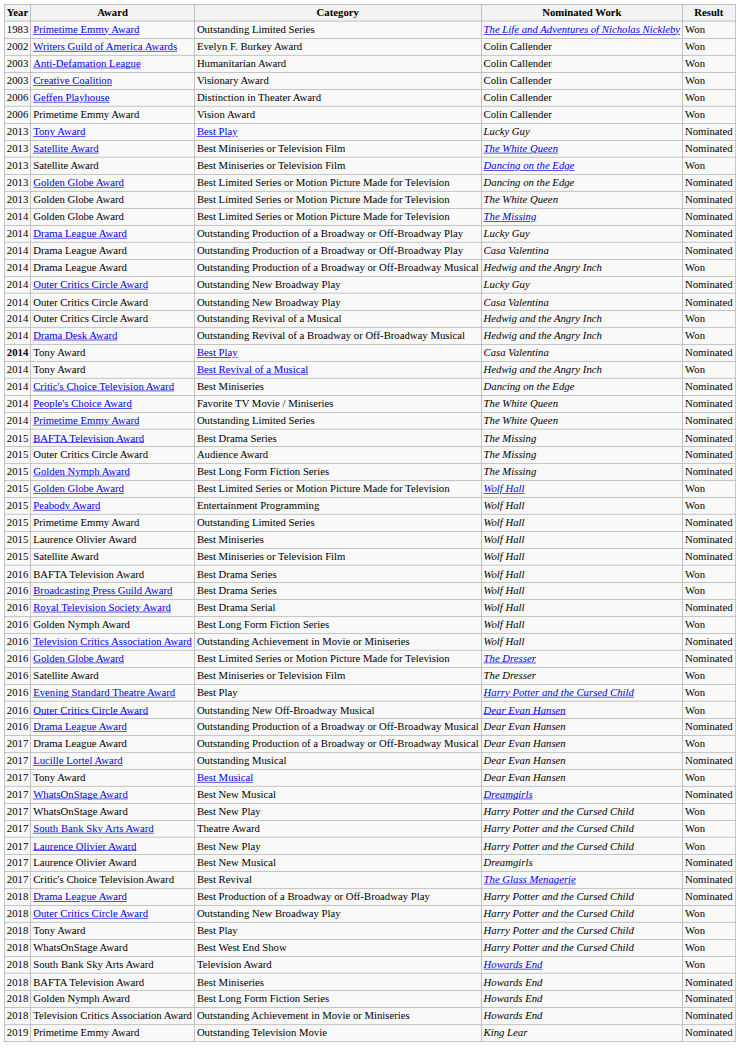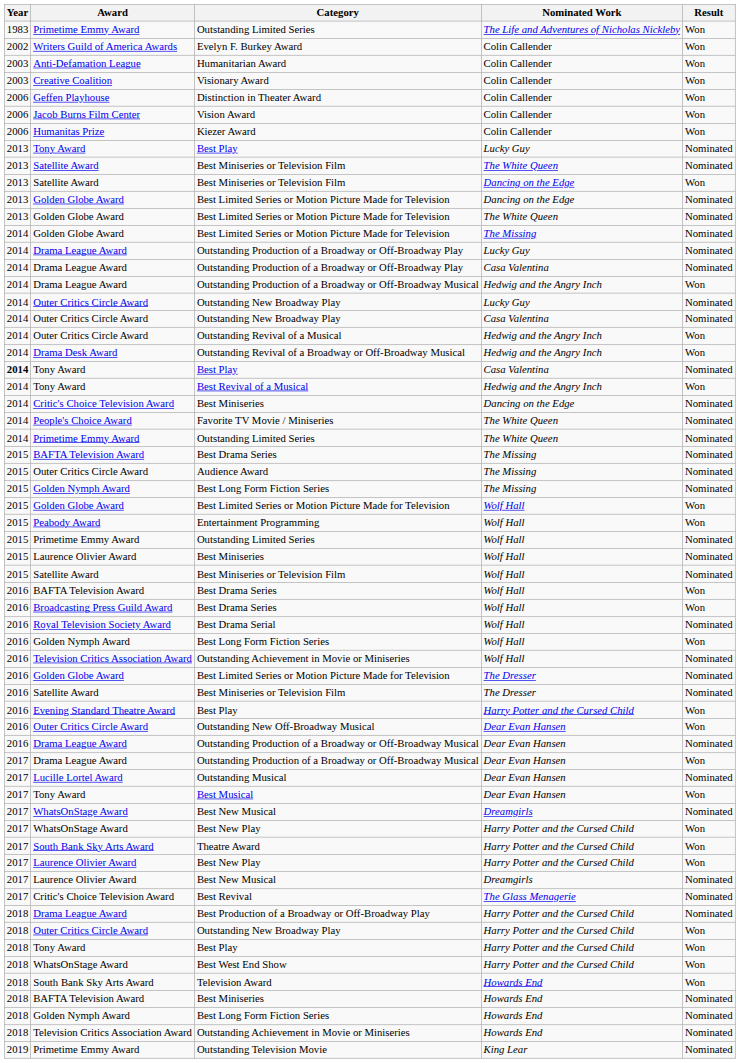(86, 115) Primetime Emmy Award -> (87, 115) Jacob Burns Film Center
+ row: (226, 132)
(695, 676) Won -> (709, 693) Nominated
